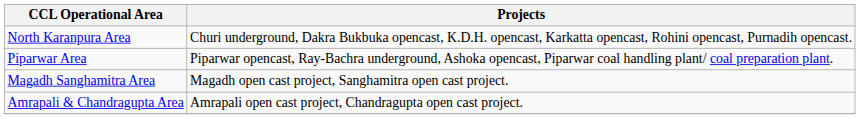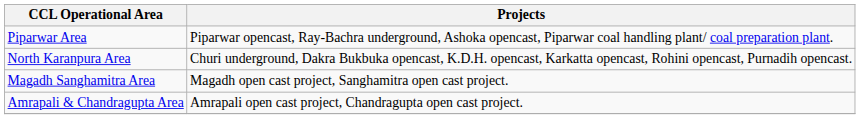rows swapped: (69, 37) <-> (47, 59)
